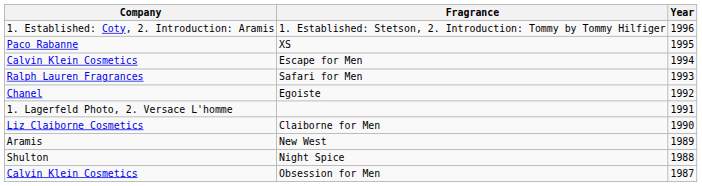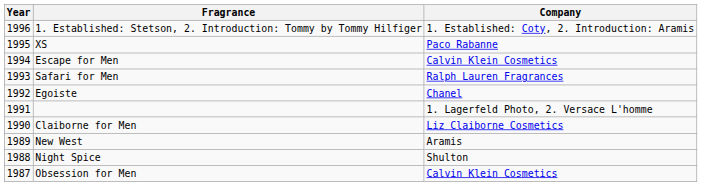columns swapped: (682, 12) <-> (141, 12)
